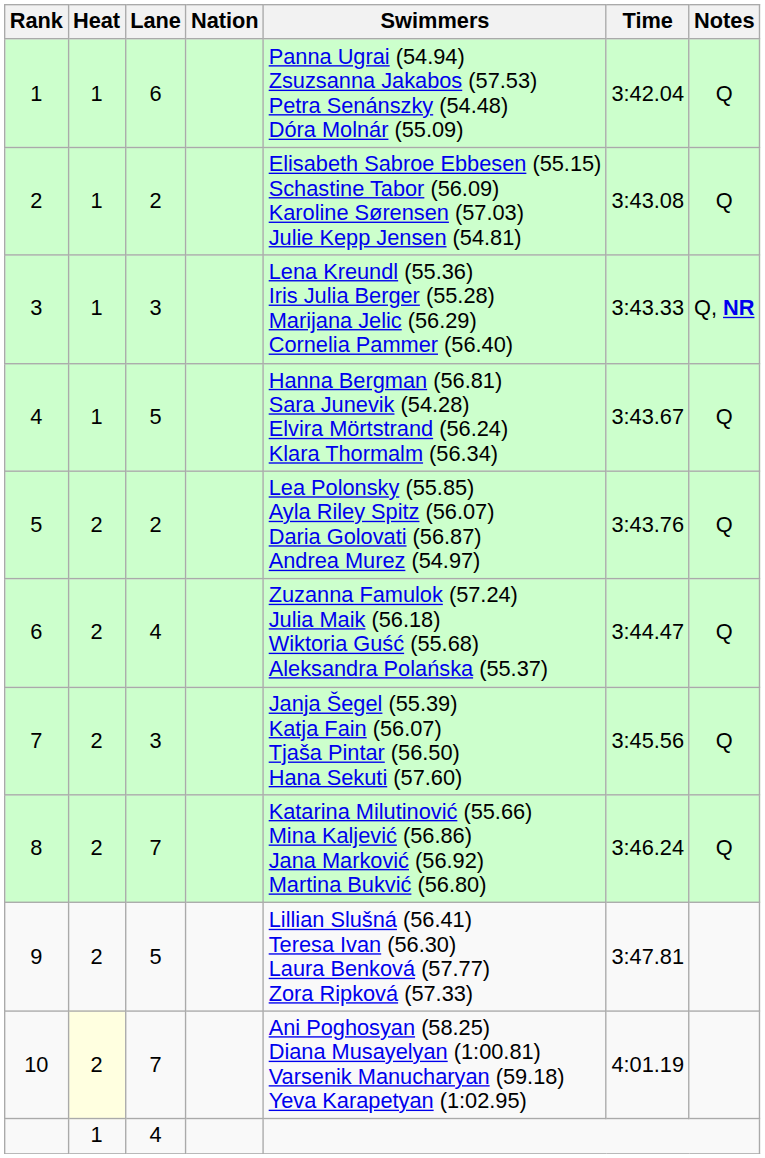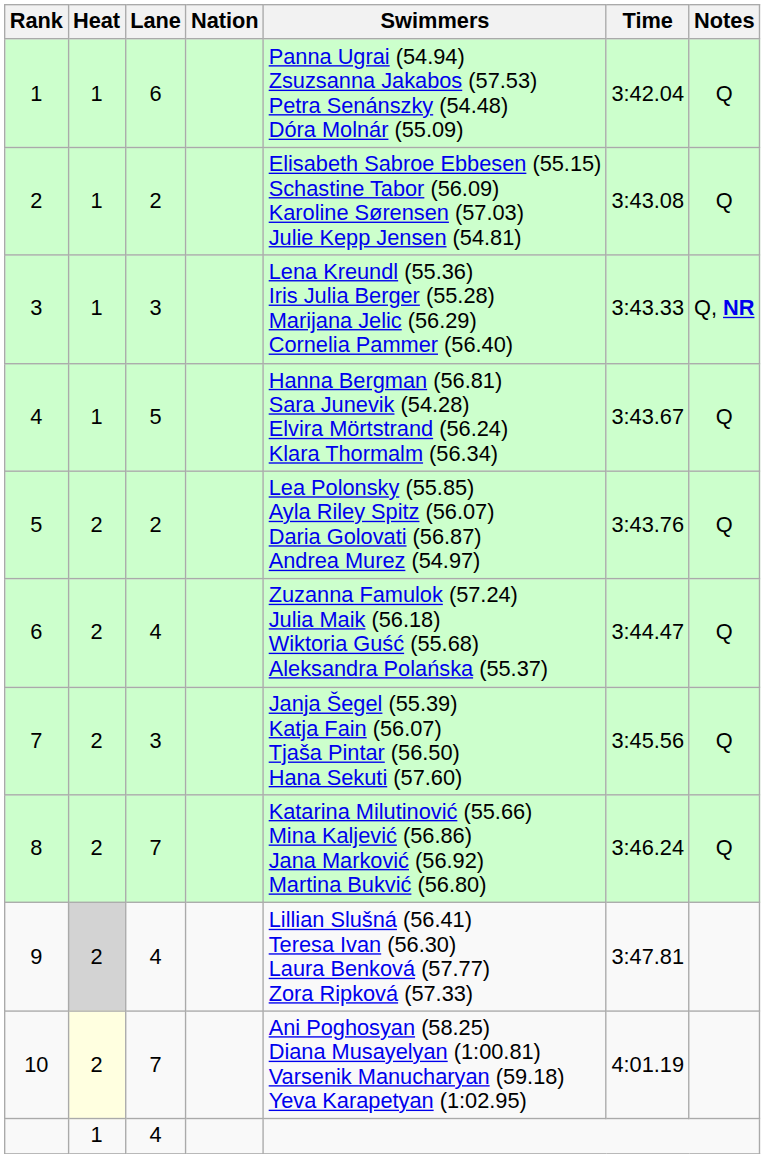(97, 956) no background -> (97, 956) lightgrey background
(156, 956) 5 -> (156, 956) 4
